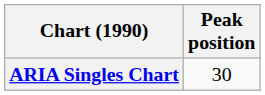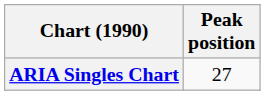(222, 74) 30 -> (222, 74) 27
